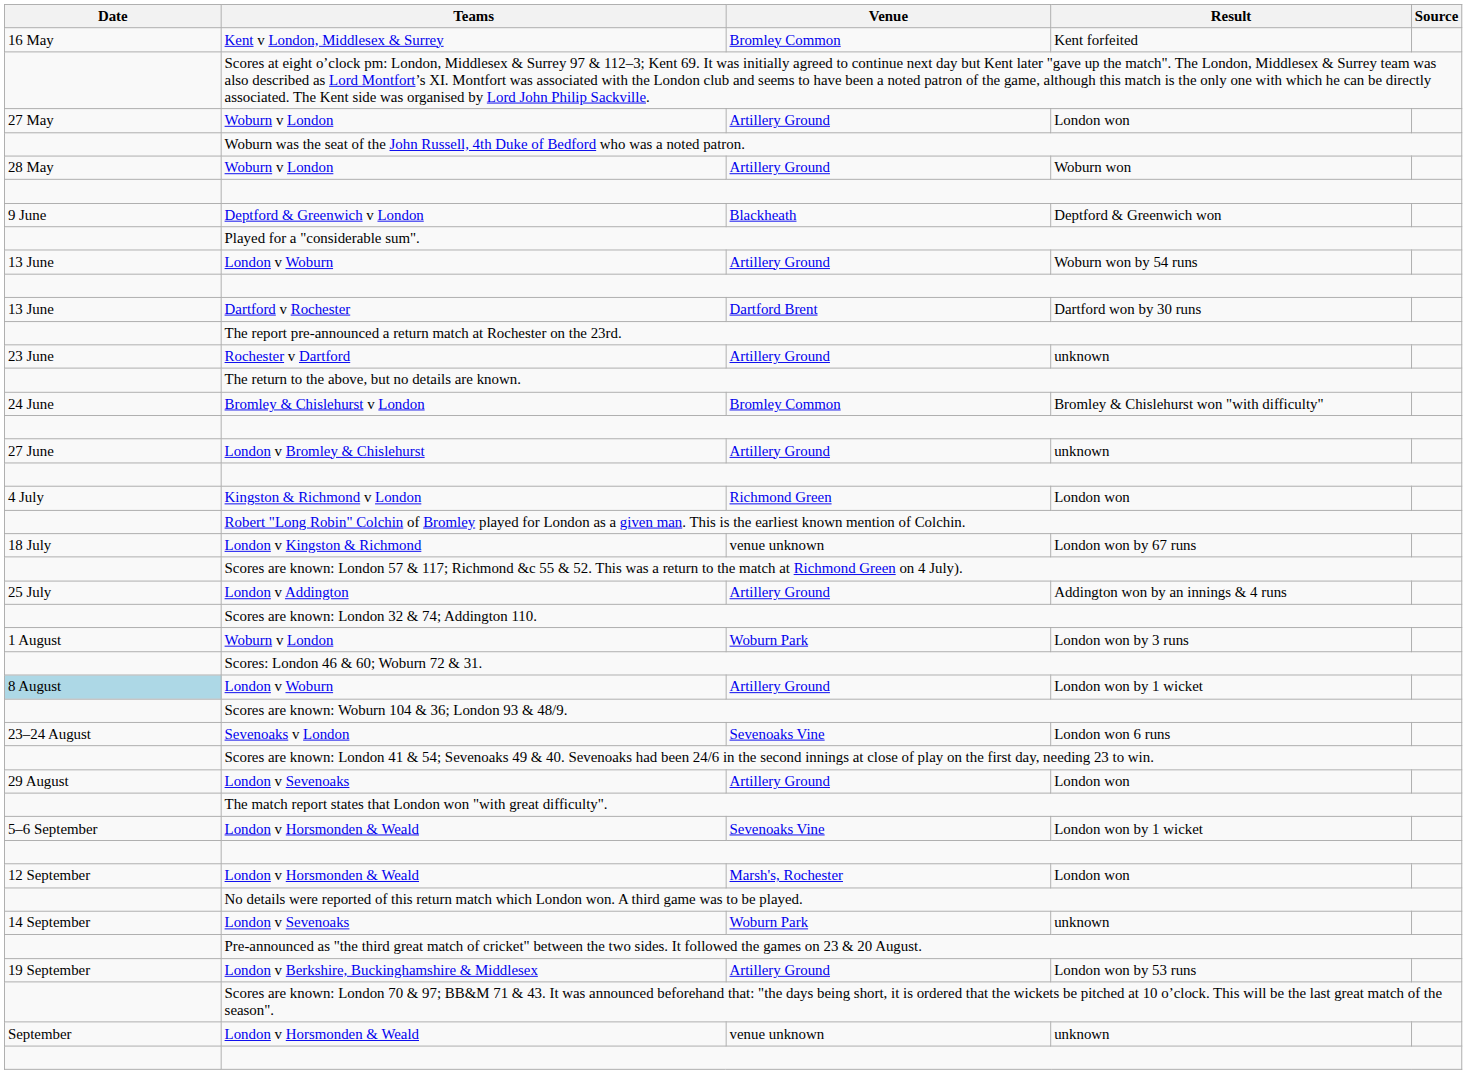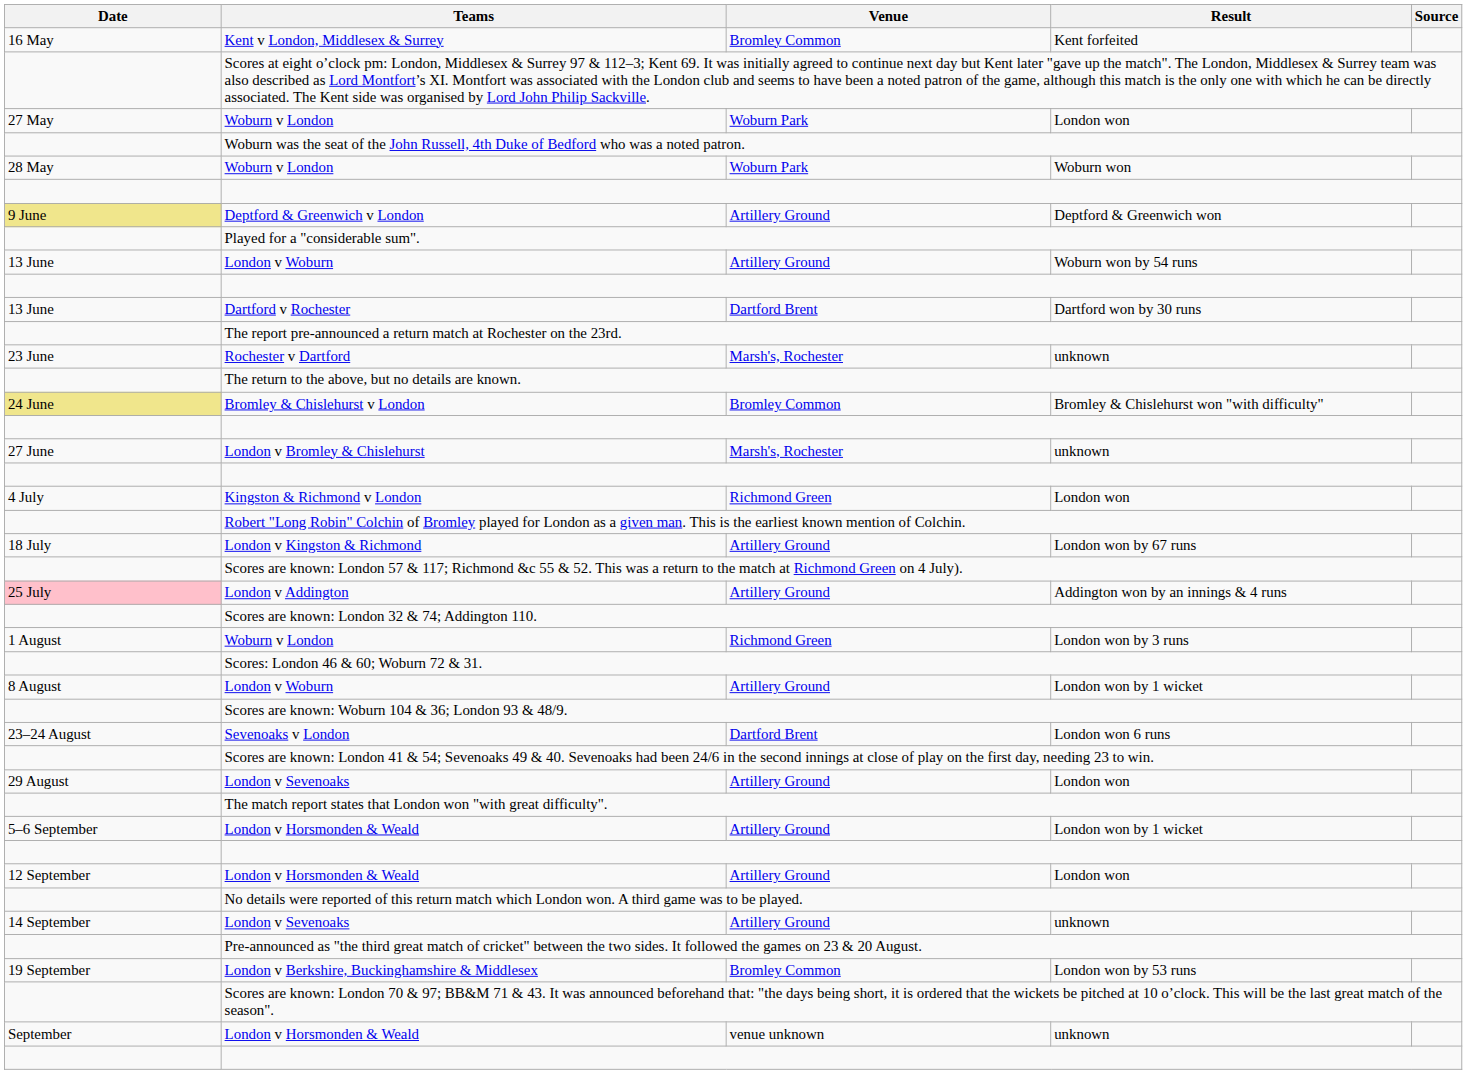(780, 120) Artillery Ground -> (769, 120) Woburn Park
(780, 167) Artillery Ground -> (769, 167) Woburn Park
(27, 214) no background -> (27, 214) khaki background
(763, 214) Blackheath -> (780, 214) Artillery Ground
(780, 356) Artillery Ground -> (786, 356) Marsh's, Rochester
(31, 403) no background -> (31, 403) khaki background
(780, 450) Artillery Ground -> (786, 450) Marsh's, Rochester
(777, 545) venue unknown -> (780, 545) Artillery Ground
(30, 592) no background -> (30, 592) pink background
(769, 639) Woburn Park -> (781, 639) Richmond Green
(35, 686) lightblue background -> (35, 686) no background
(777, 734) Sevenoaks Vine -> (774, 734) Dartford Brent
(777, 828) Sevenoaks Vine -> (780, 828) Artillery Ground
(786, 875) Marsh's, Rochester -> (780, 875) Artillery Ground
(769, 922) Woburn Park -> (780, 922) Artillery Ground
(780, 970) Artillery Ground -> (785, 970) Bromley Common
